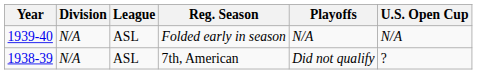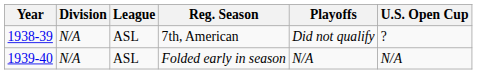rows swapped: (200, 58) <-> (224, 36)
